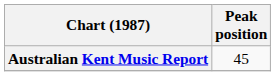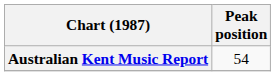(241, 58) 45 -> (241, 58) 54
